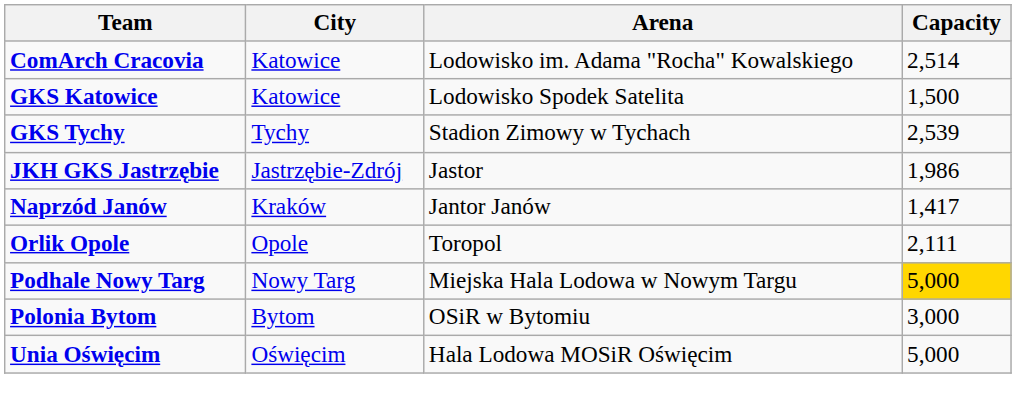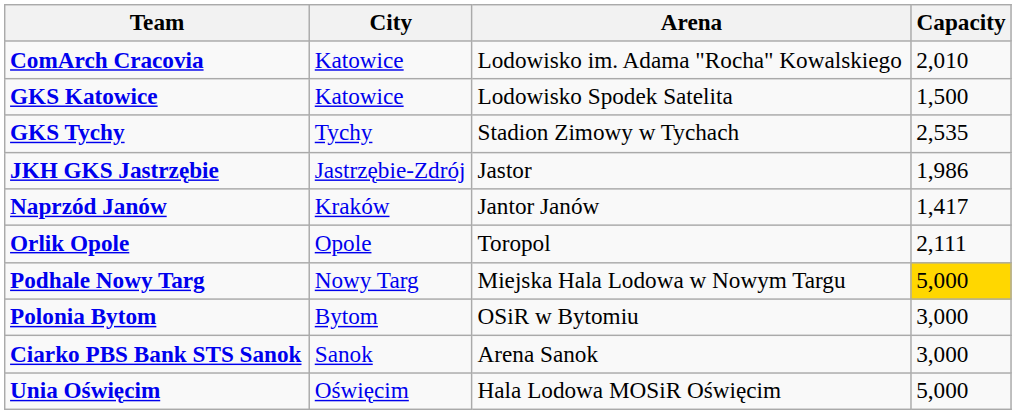(933, 59) 2,514 -> (942, 59) 2,010
(933, 133) 2,539 -> (942, 133) 2,535
+ row: (156, 354)
